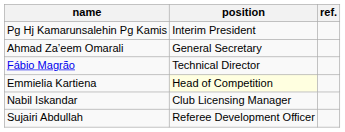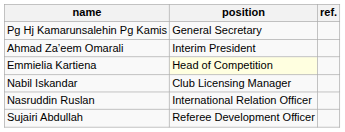(214, 30) Interim President -> (217, 30) General Secretary
(217, 48) General Secretary -> (214, 48) Interim President
- row: (41, 65)
+ row: (51, 100)
